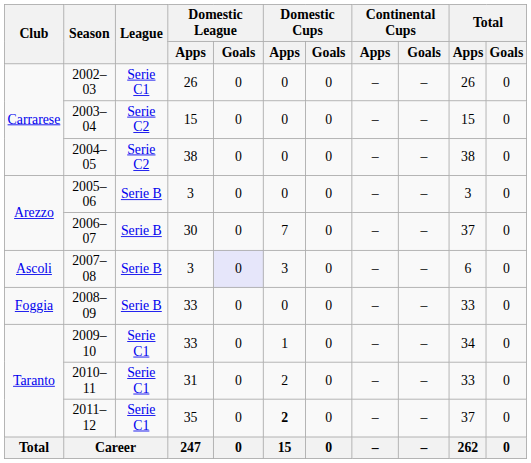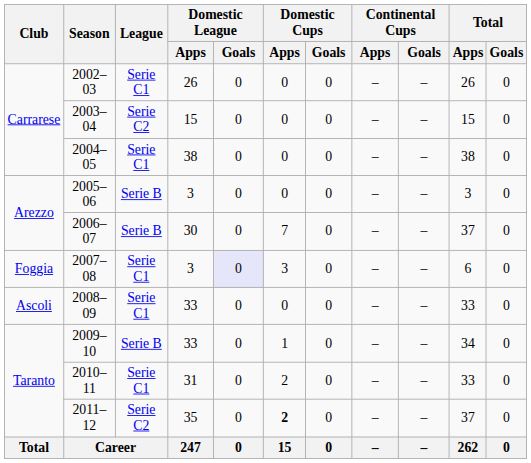(141, 156) Serie C2 -> (141, 156) Serie C1
(34, 268) Ascoli -> (34, 268) Foggia
(141, 268) Serie B -> (141, 268) Serie C1
(34, 306) Foggia -> (34, 306) Ascoli
(141, 306) Serie B -> (141, 306) Serie C1
(141, 343) Serie C1 -> (141, 343) Serie B
(141, 417) Serie C1 -> (141, 417) Serie C2
